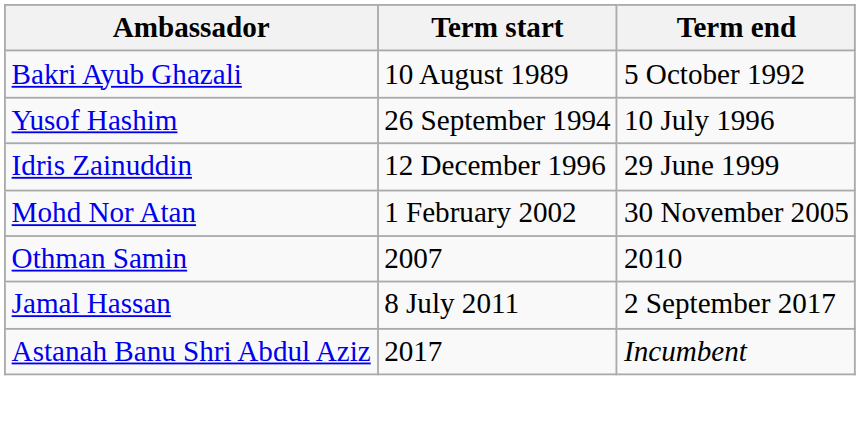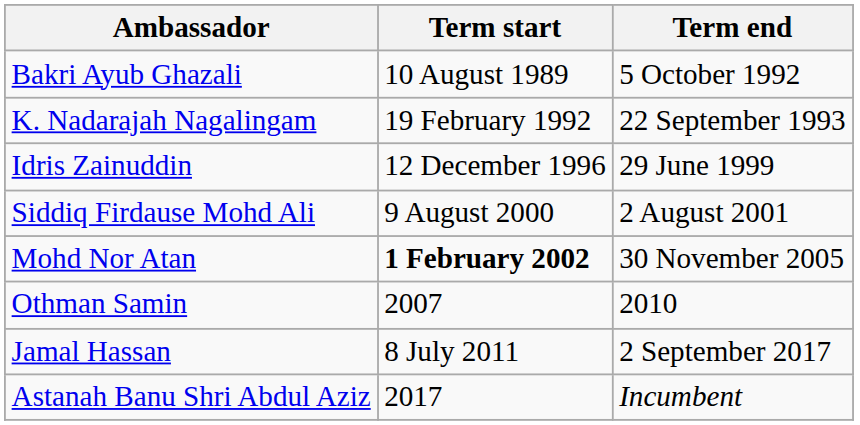+ row: (164, 119)
- row: (95, 119)
+ row: (163, 212)
(480, 212) normal -> (487, 258) bold
